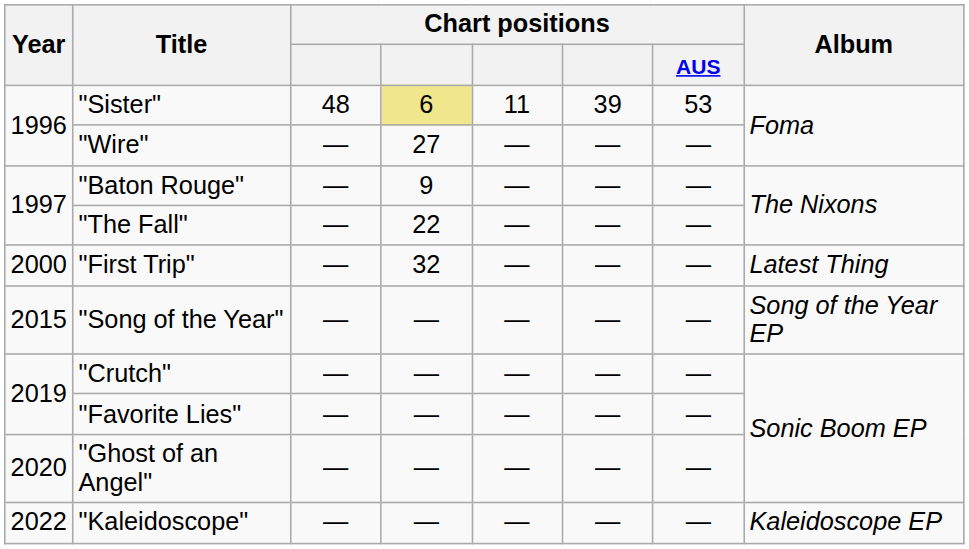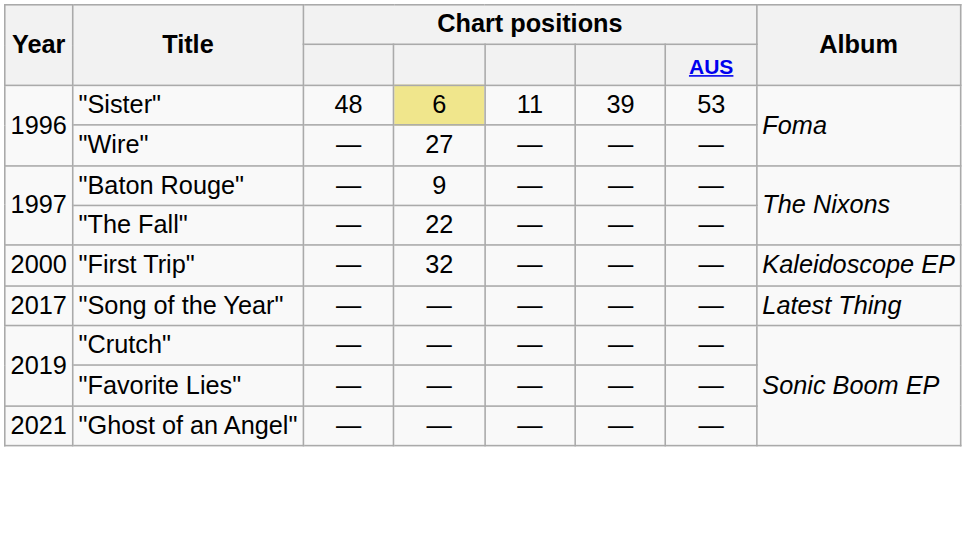(819, 265) Latest Thing -> (859, 265) Kaleidoscope EP
(39, 319) 2015 -> (39, 305) 2017
(843, 319) Song of the Year EP -> (832, 305) Latest Thing
(39, 468) 2020 -> (39, 425) 2021
- row: (163, 522)
